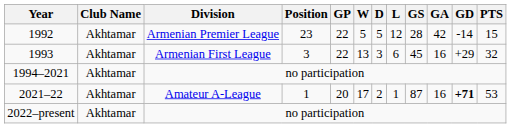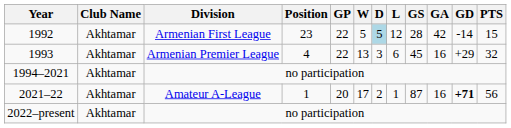(213, 34) Armenian Premier League -> (213, 34) Armenian First League
(379, 34) no background -> (379, 34) lightblue background
(213, 53) Armenian First League -> (213, 53) Armenian Premier League
(306, 53) 3 -> (306, 53) 4
(492, 93) 53 -> (492, 93) 56
